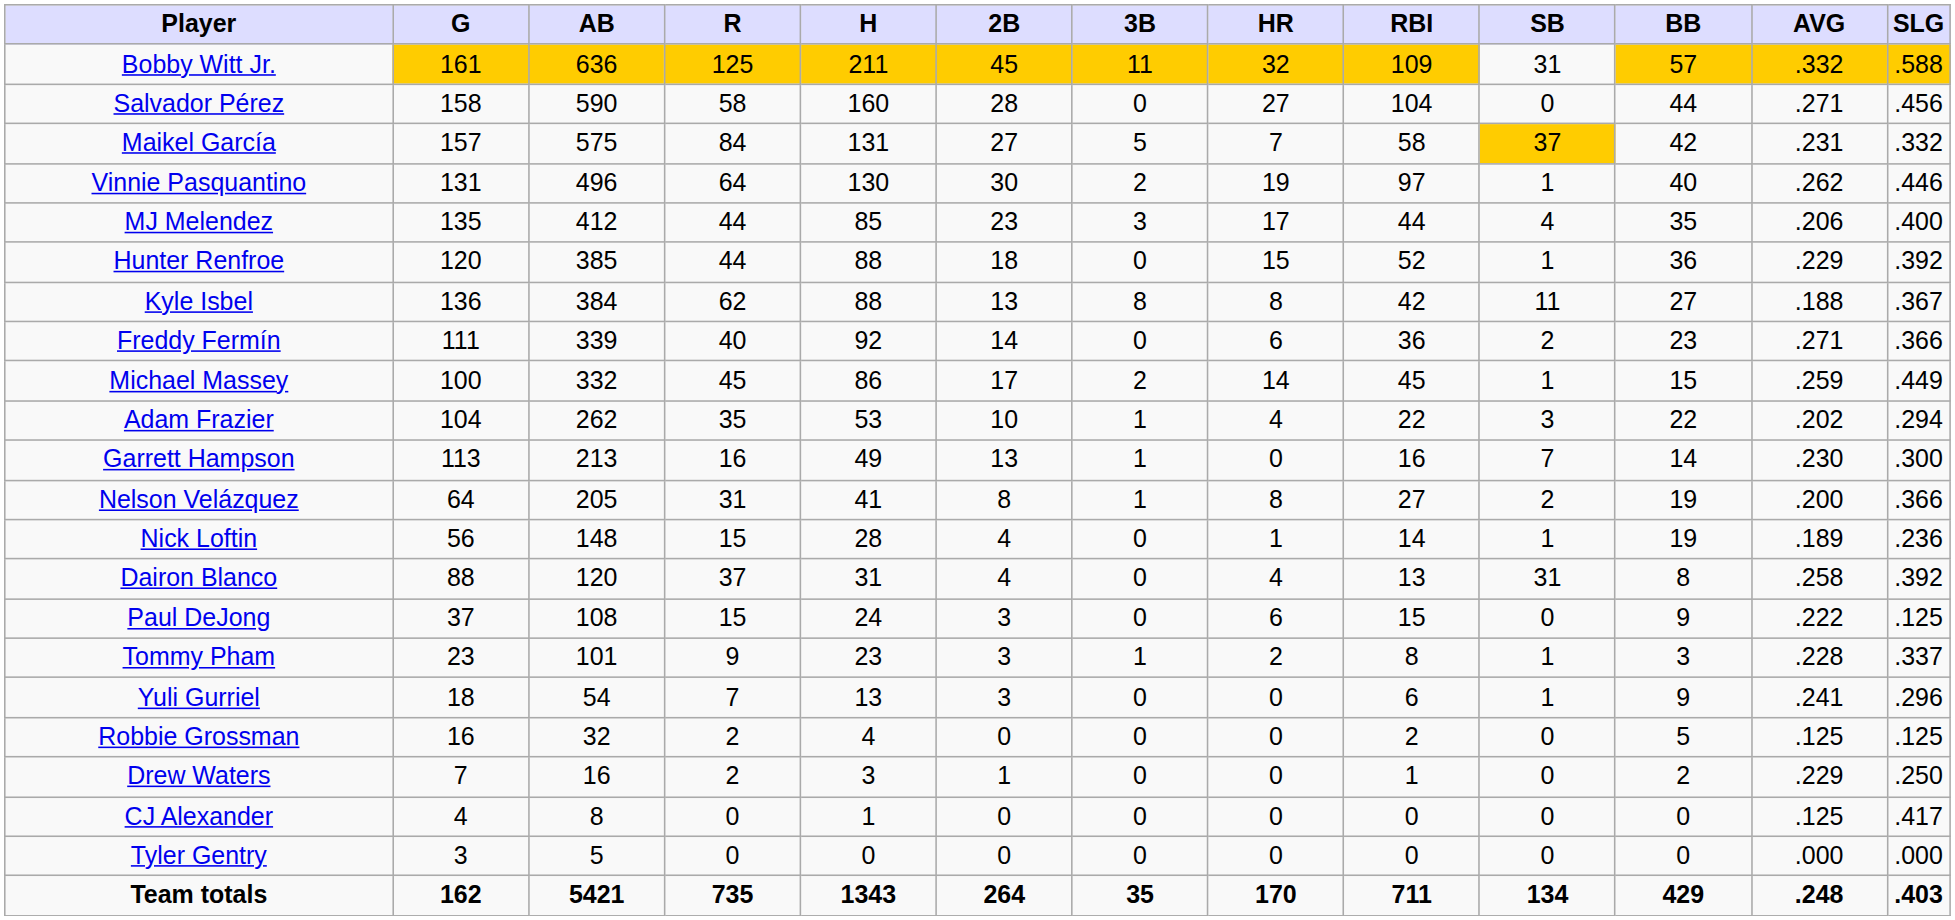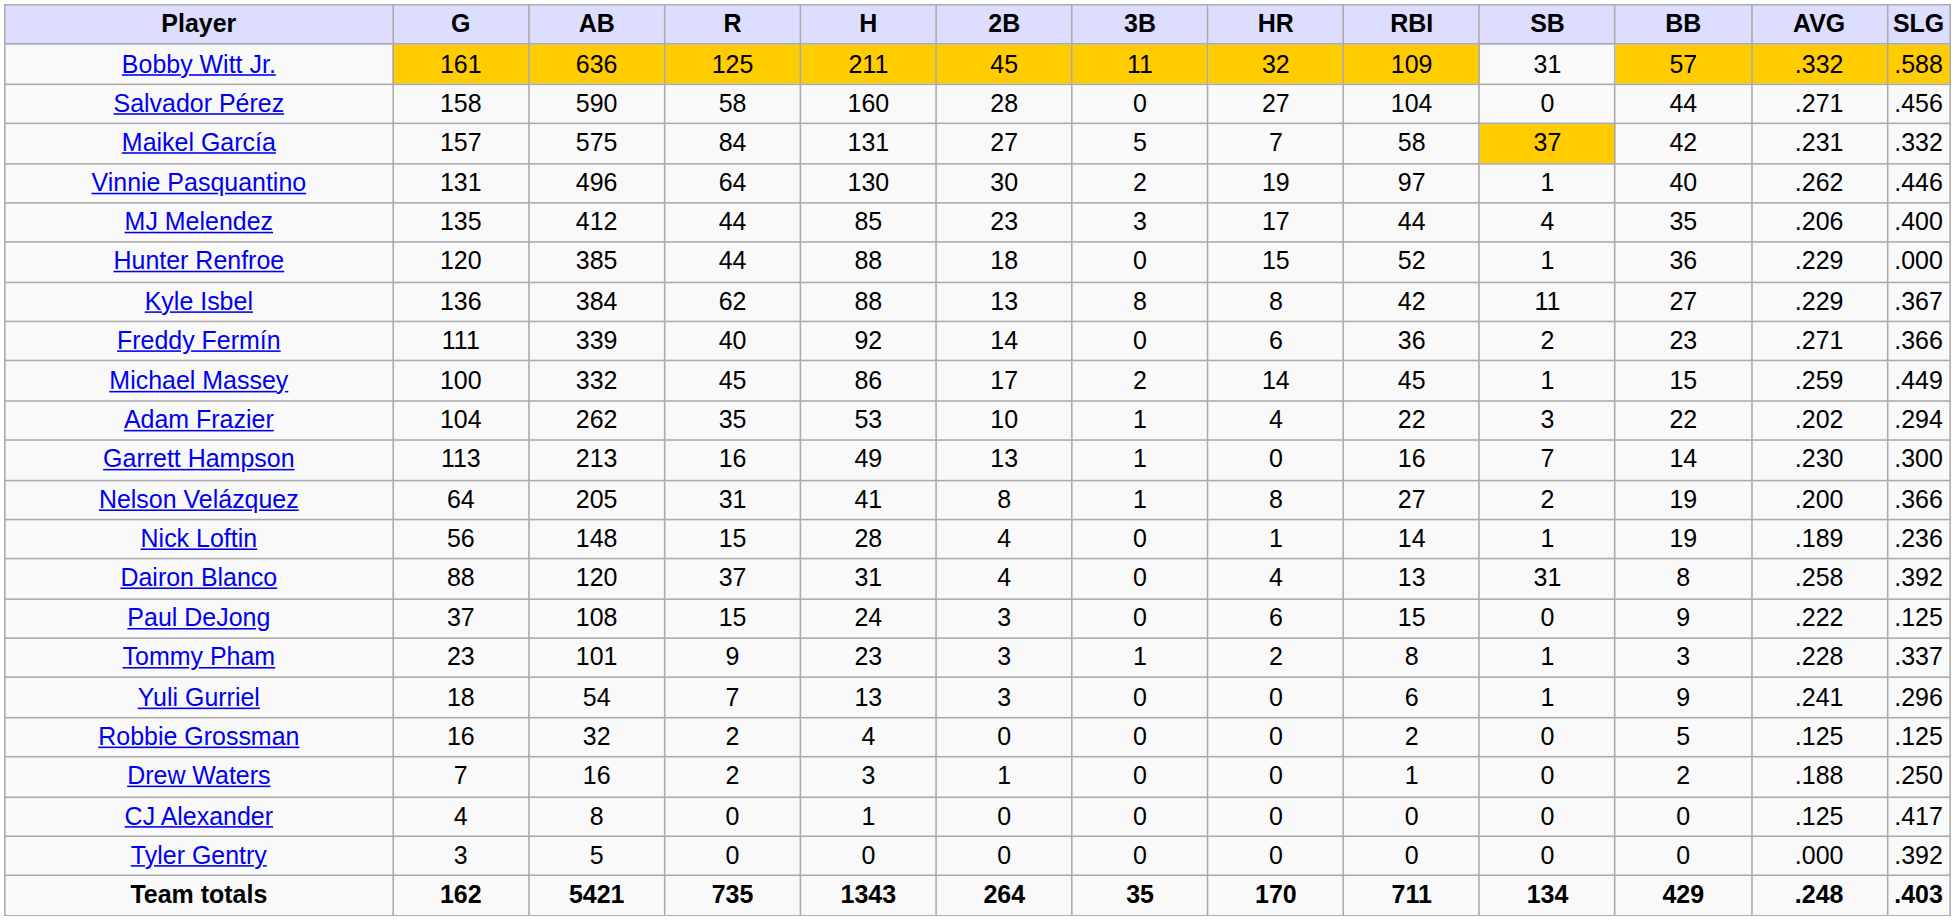(1919, 261) .392 -> (1919, 261) .000
(1819, 301) .188 -> (1819, 301) .229
(1819, 776) .229 -> (1819, 776) .188
(1919, 855) .000 -> (1919, 855) .392
